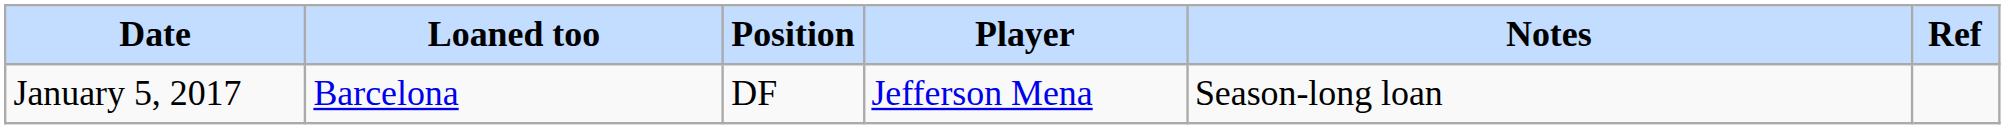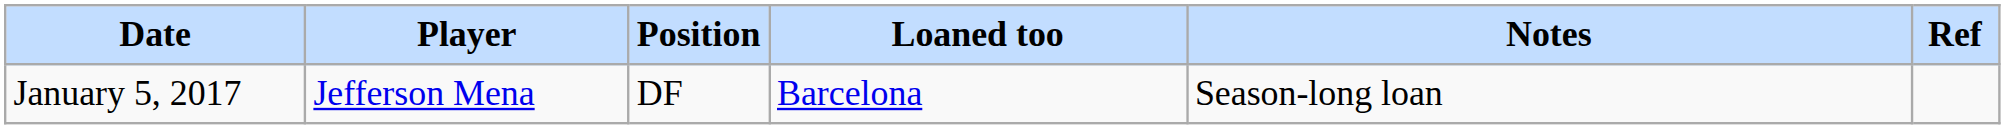columns swapped: (1025, 34) <-> (514, 34)
